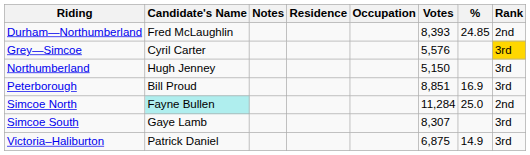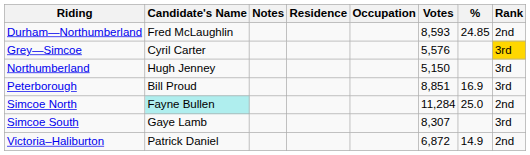(436, 31) 8,393 -> (436, 31) 8,593
(436, 141) 6,875 -> (436, 141) 6,872
(503, 141) 3rd -> (505, 141) 2nd
